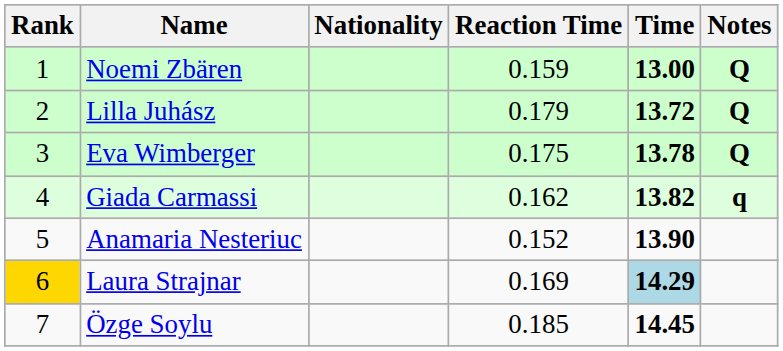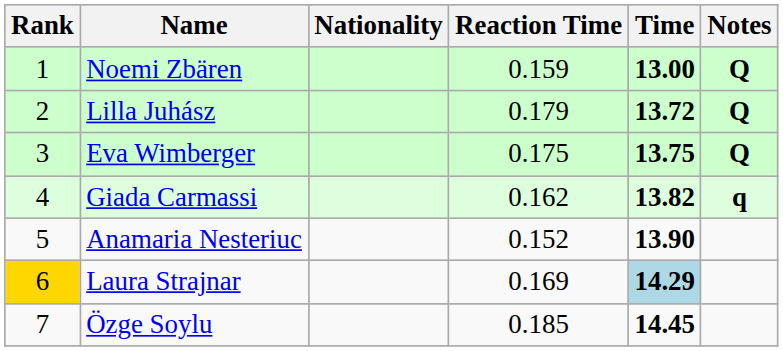(665, 153) 13.78 -> (665, 153) 13.75
